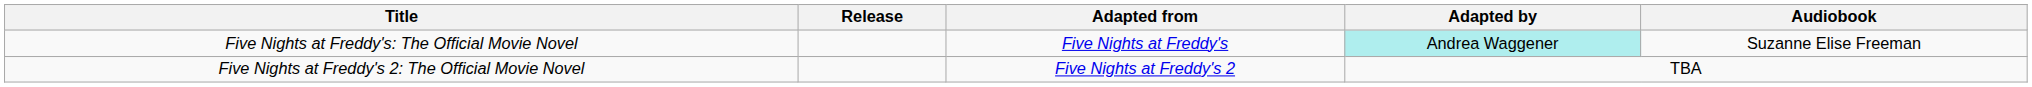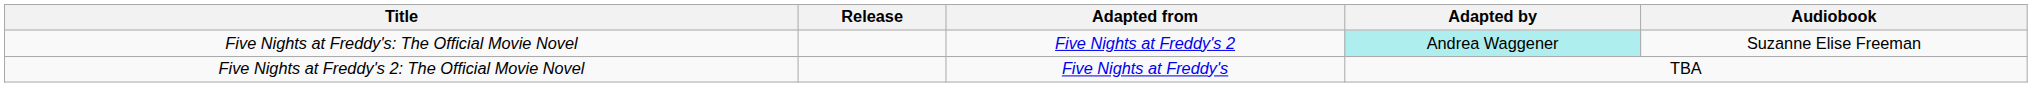(1145, 43) Five Nights at Freddy's -> (1145, 43) Five Nights at Freddy's 2
(1145, 69) Five Nights at Freddy's 2 -> (1145, 69) Five Nights at Freddy's
